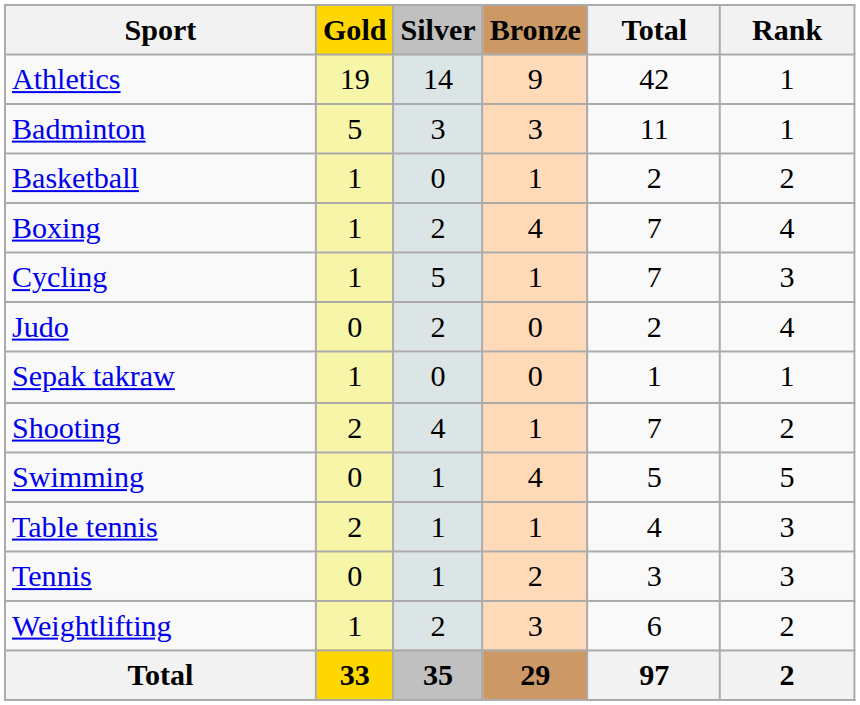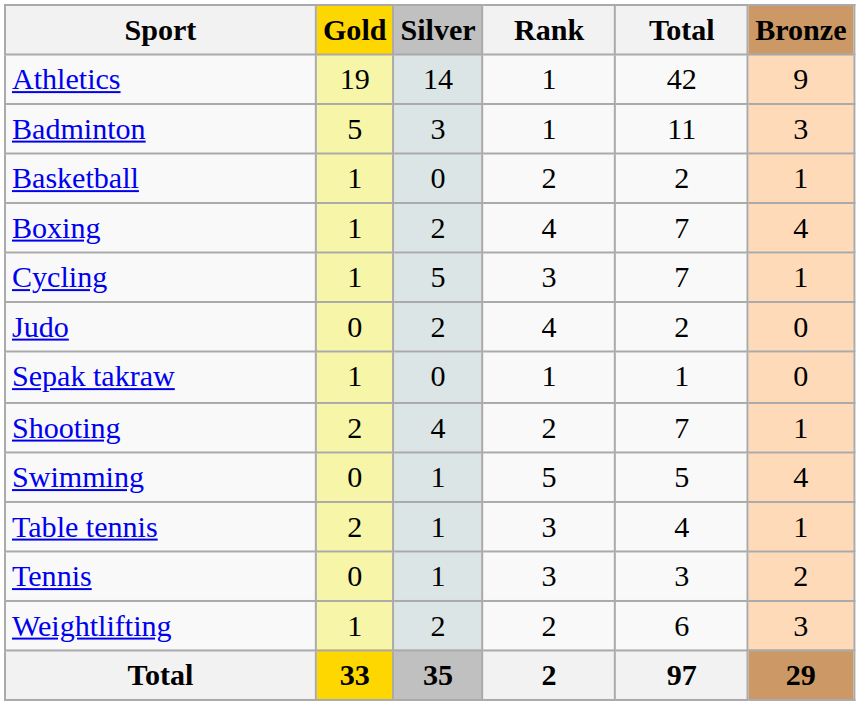columns swapped: (535, 29) <-> (787, 29)
